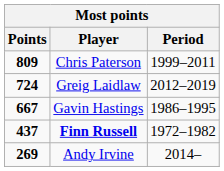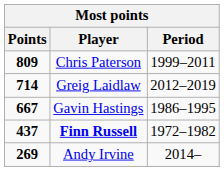(27, 85) 724 -> (27, 85) 714
